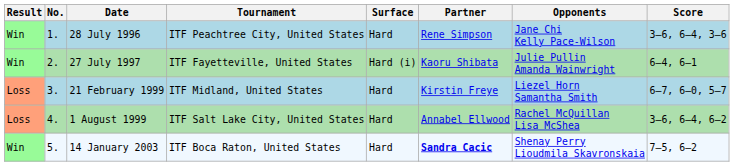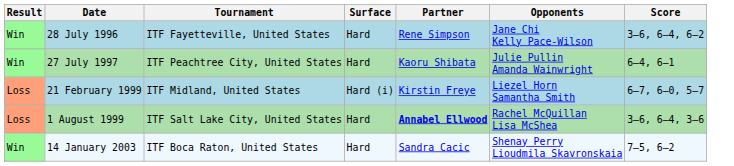- column: (56, 12)
(267, 34) ITF Peachtree City, United States -> (238, 34) ITF Fayetteville, United States
(688, 34) 3–6, 6–4, 3–6 -> (666, 34) 3–6, 6–4, 6–2
(261, 63) ITF Fayetteville, United States -> (244, 63) ITF Peachtree City, United States
(393, 63) Hard (i) -> (358, 63) Hard
(381, 91) Hard -> (370, 91) Hard (i)
(466, 119) normal -> (443, 119) bold
(688, 119) 3–6, 6–4, 6–2 -> (666, 119) 3–6, 6–4, 3–6
(457, 147) bold -> (434, 147) normal
